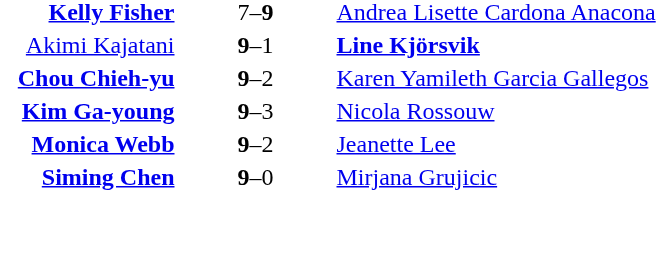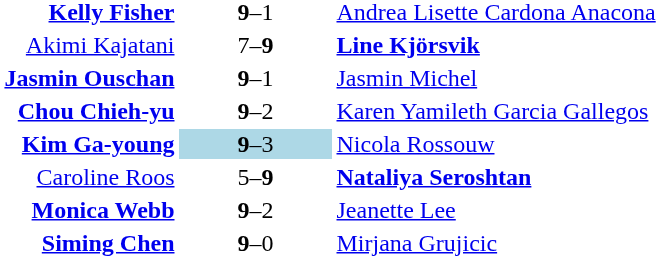(256, 11) 7–9 -> (256, 11) 9–1
(256, 44) 9–1 -> (256, 44) 7–9
+ row: (89, 77)
(256, 110) no background -> (256, 143) lightblue background
+ row: (106, 176)
